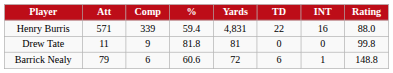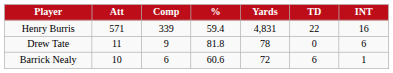- column: (367, 12)
(235, 44) 81 -> (265, 44) 78
(323, 44) 0 -> (364, 44) 6
(104, 60) 79 -> (117, 60) 10
